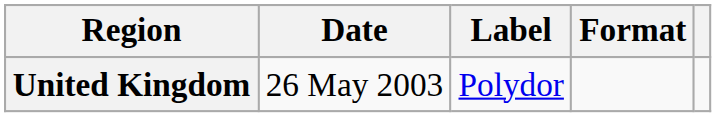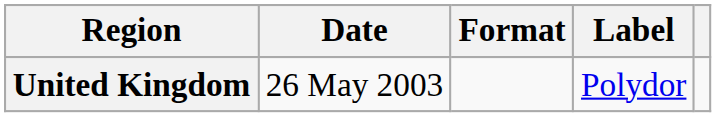columns swapped: (633, 30) <-> (511, 30)
